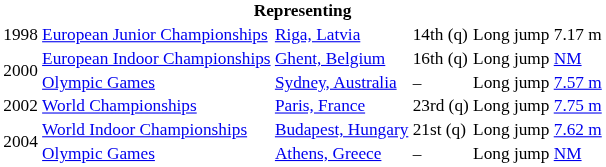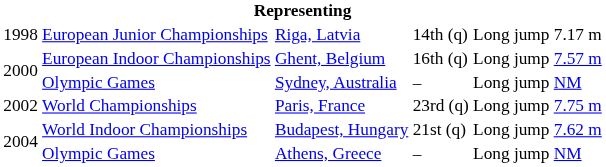(568, 58) NM -> (578, 58) 7.57 m
(578, 82) 7.57 m -> (568, 82) NM
